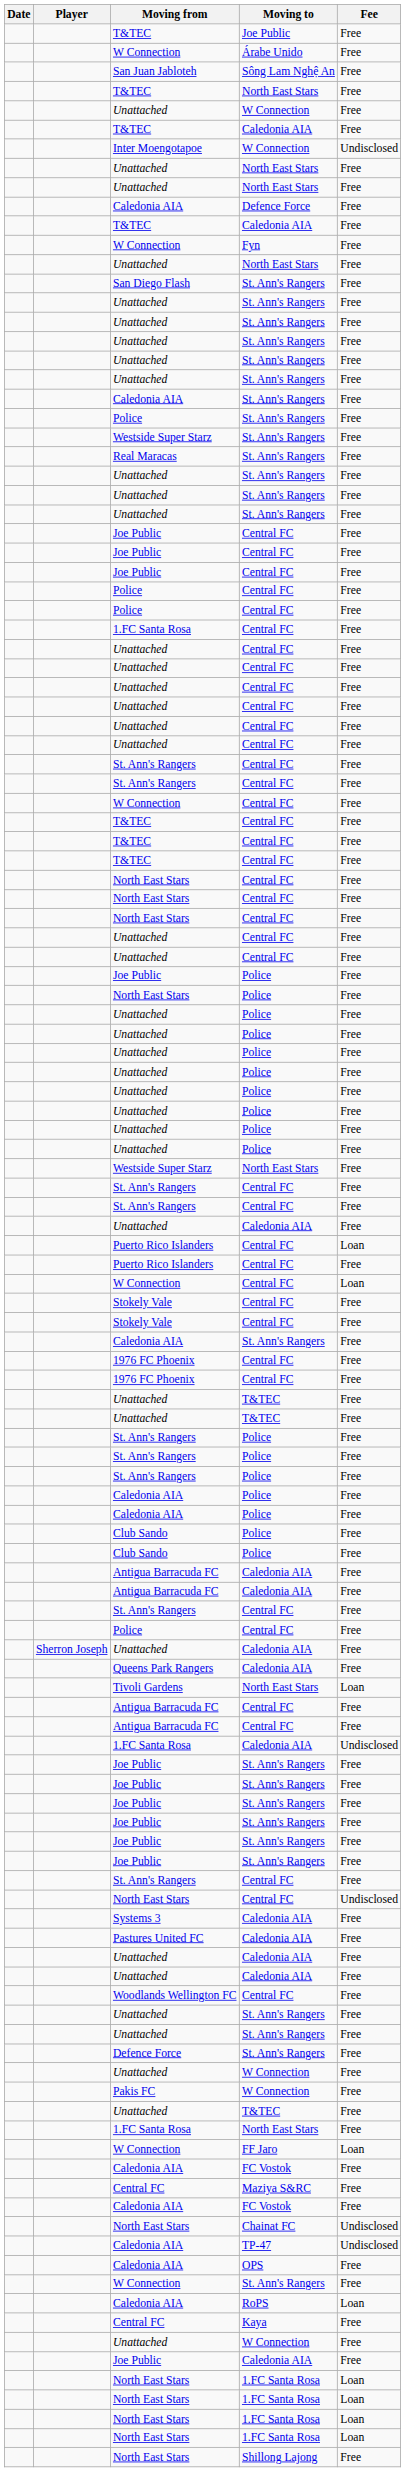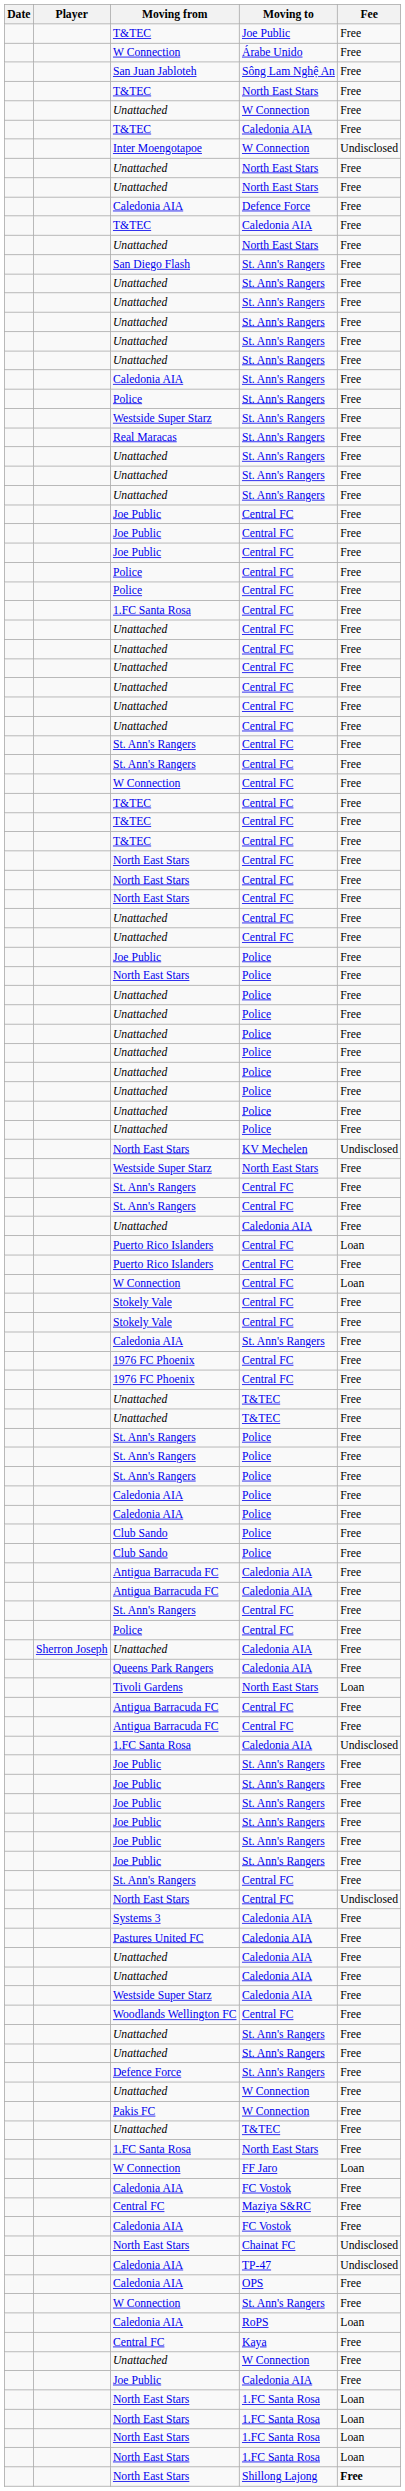- row: (147, 245)
+ row: (151, 1149)
+ row: (162, 1995)
(351, 2457) normal -> (352, 2476) bold
